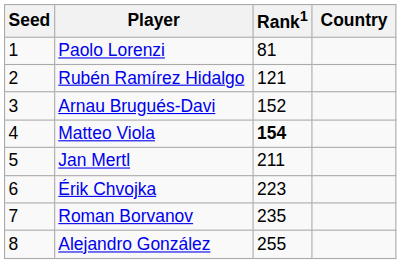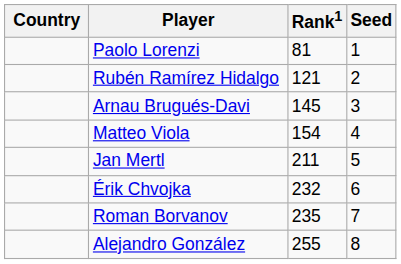columns swapped: (354, 20) <-> (29, 20)
(272, 106) 152 -> (306, 106) 145
(272, 133) bold -> (306, 133) normal
(272, 188) 223 -> (306, 188) 232
